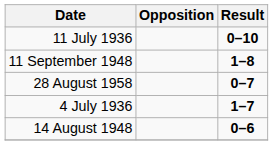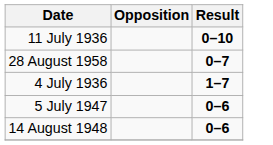- row: (70, 61)
+ row: (71, 106)
